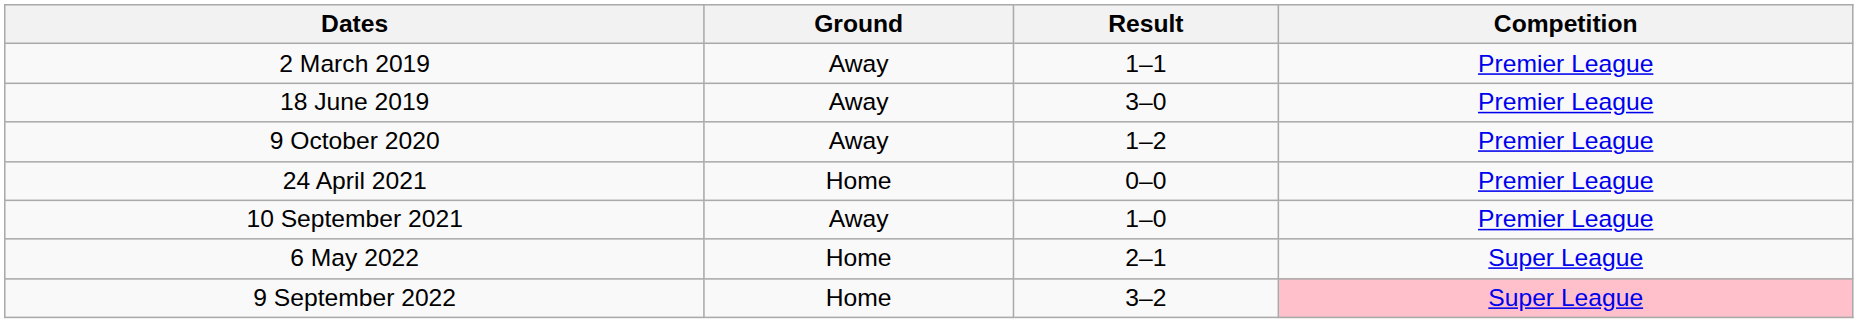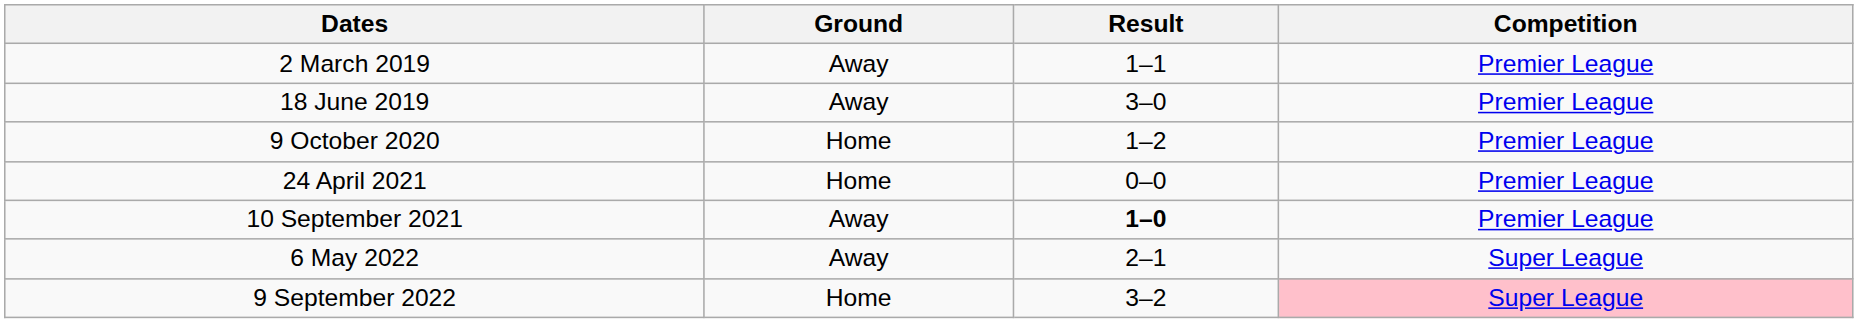(859, 141) Away -> (859, 141) Home
(1146, 219) normal -> (1146, 219) bold
(859, 258) Home -> (859, 258) Away
